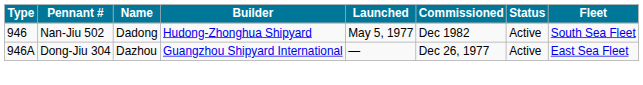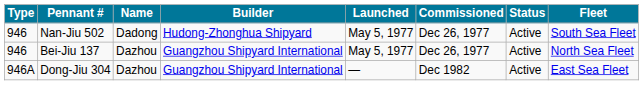(444, 32) Dec 1982 -> (454, 32) Dec 26, 1977
+ row: (70, 51)
(454, 51) Dec 26, 1977 -> (444, 70) Dec 1982
